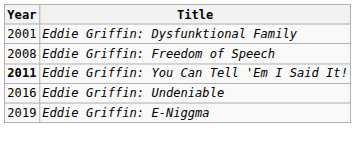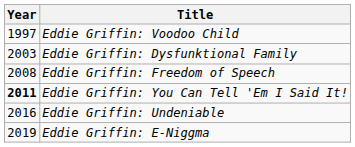+ row: (140, 34)
(22, 34) 2001 -> (22, 54) 2003
